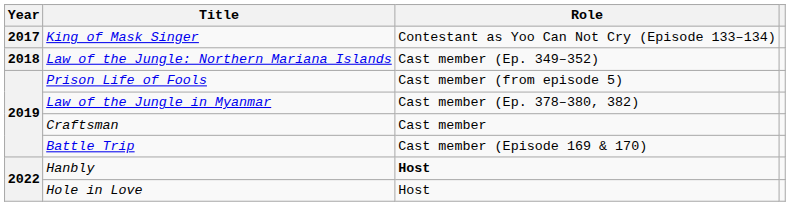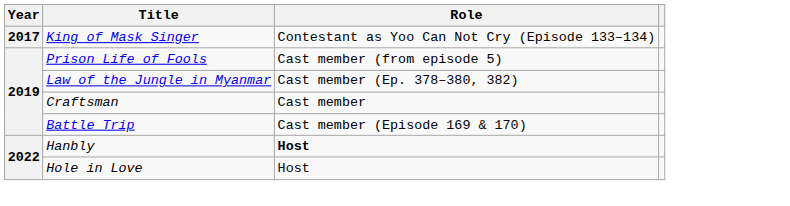- row: (219, 59)
